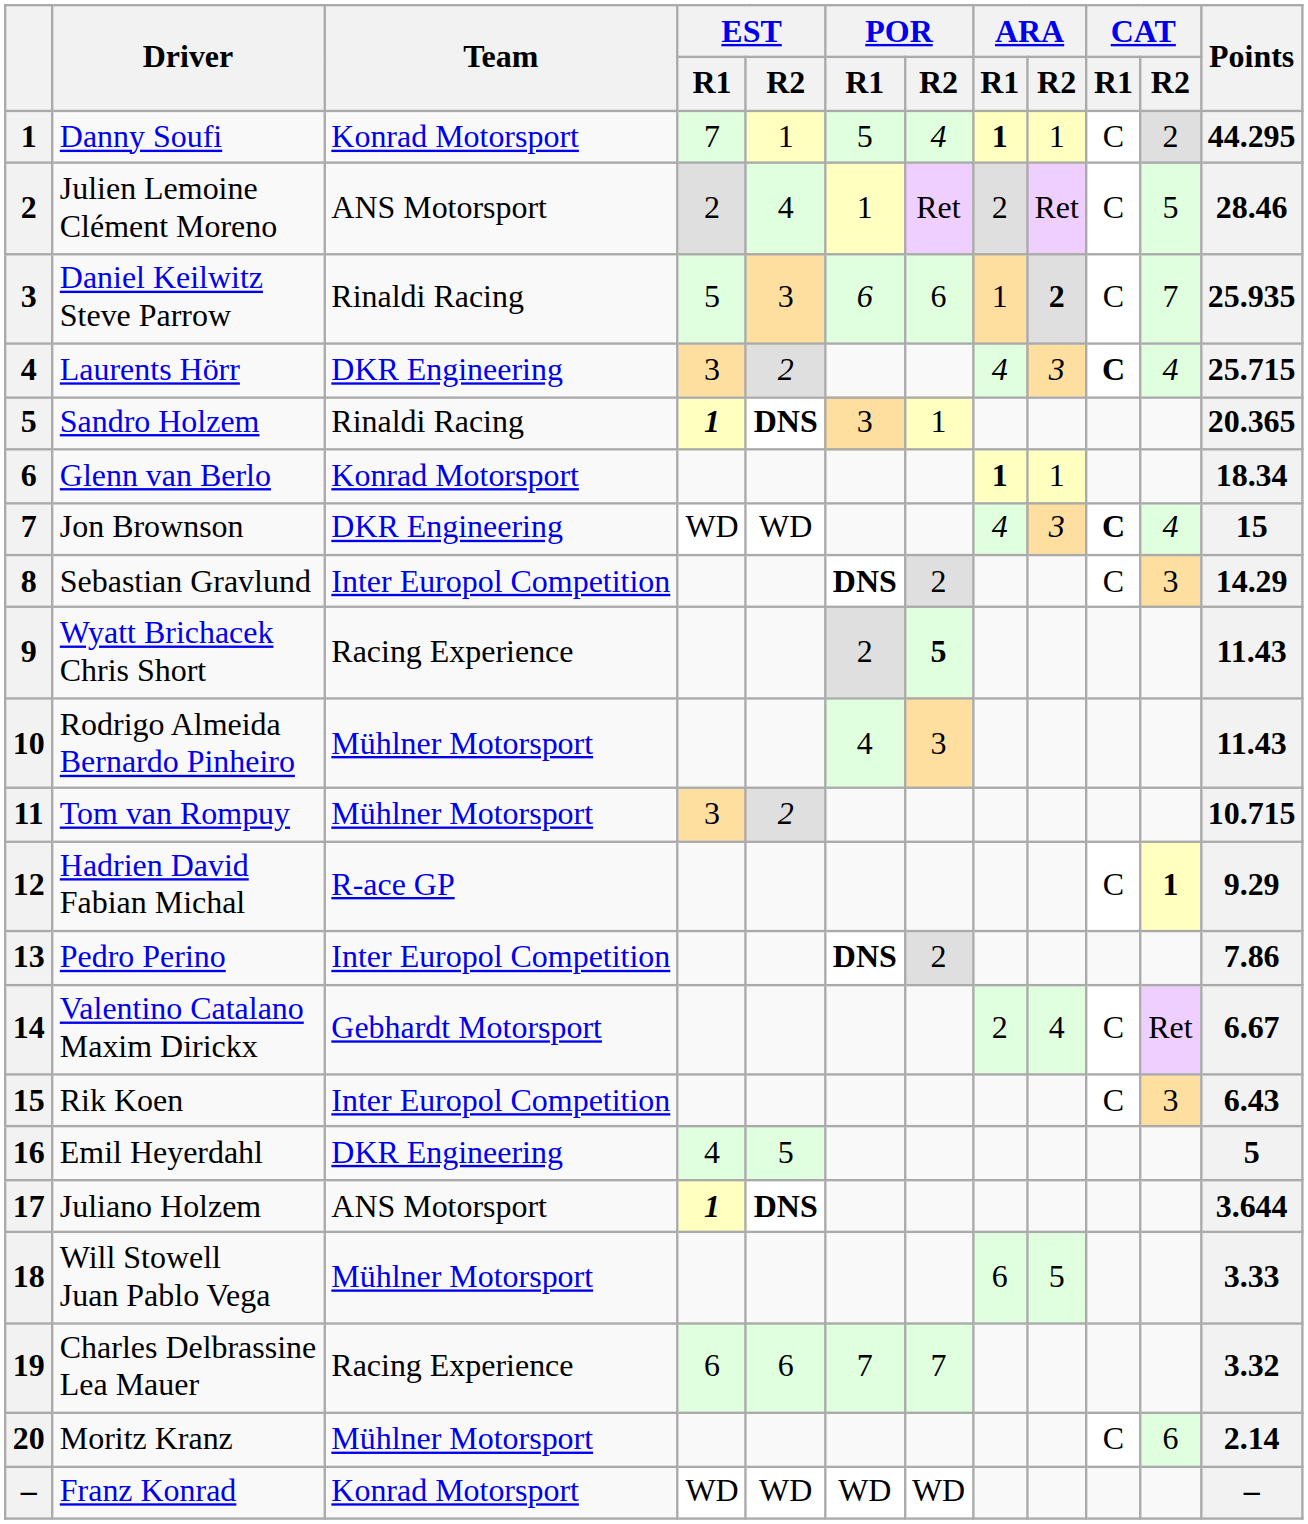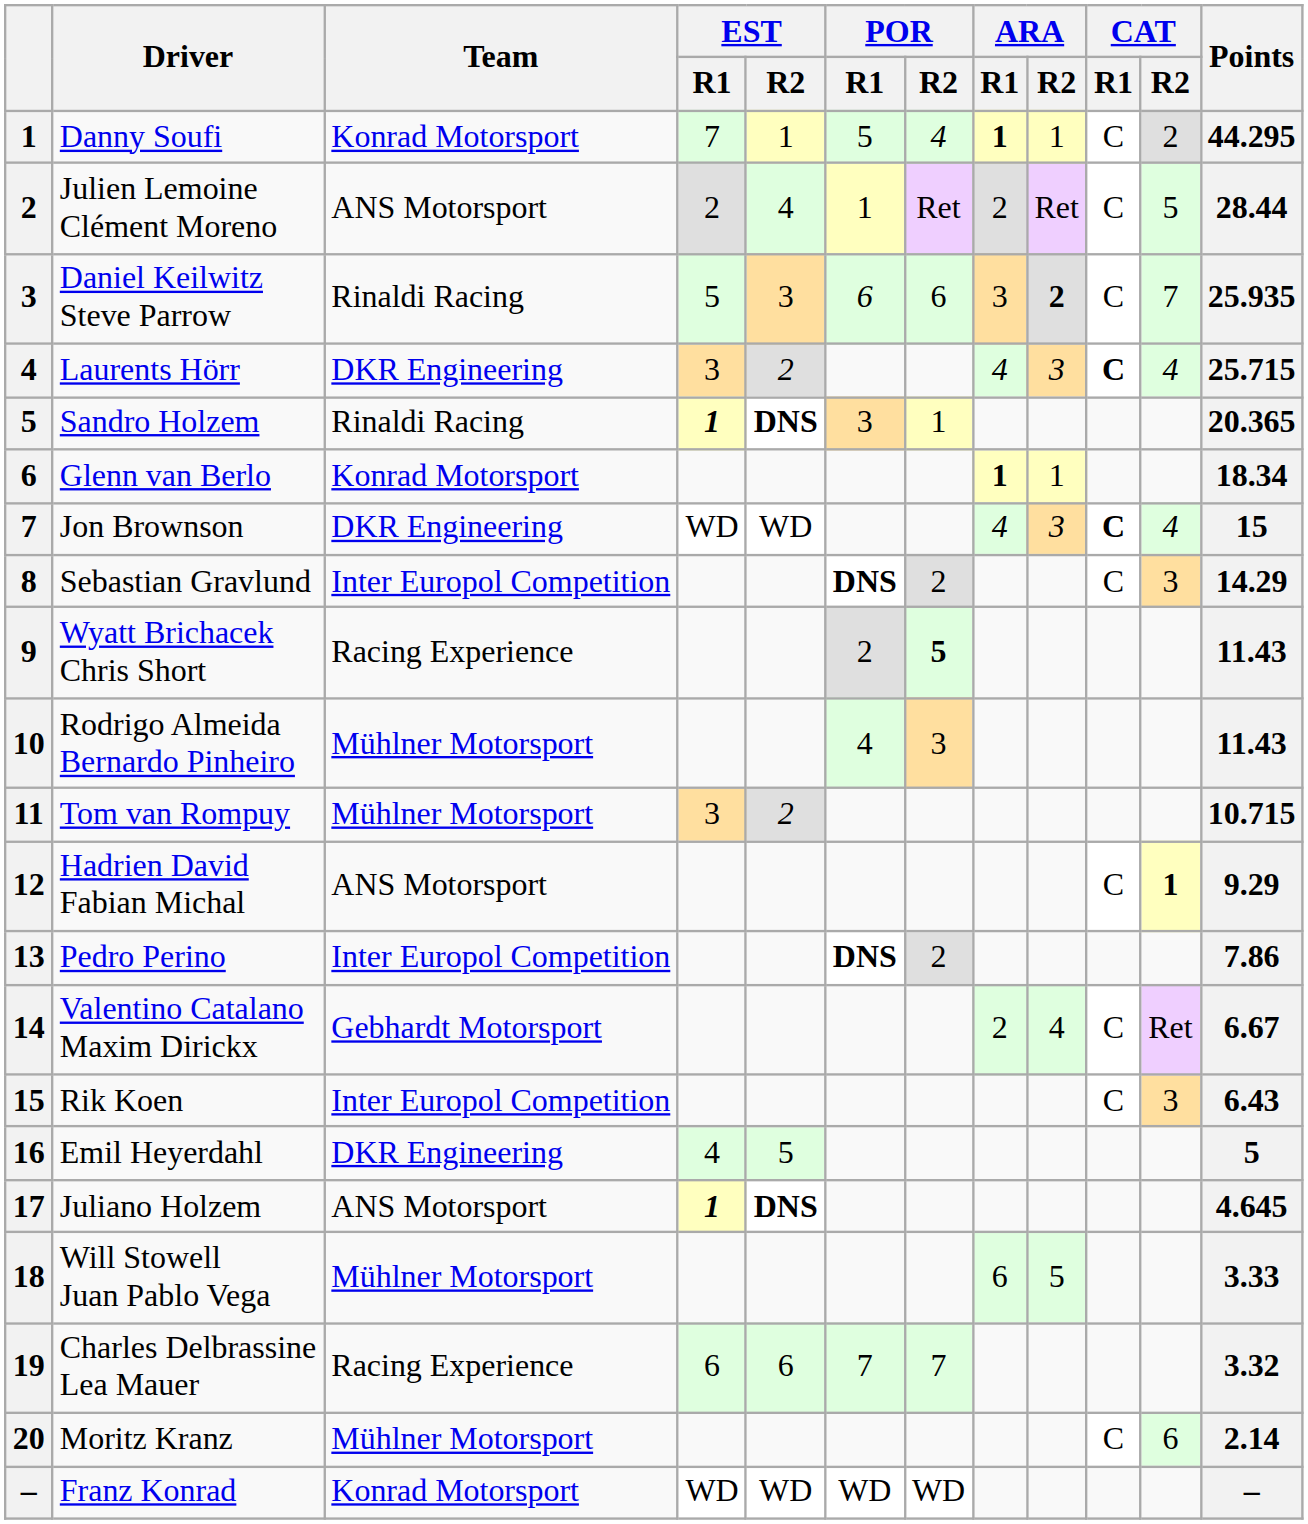(1252, 207) 28.46 -> (1252, 207) 28.44
(1000, 297) 1 -> (1000, 297) 3
(393, 885) R-ace GP -> (439, 885) ANS Motorsport
(1252, 1205) 3.644 -> (1252, 1205) 4.645
